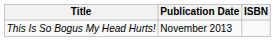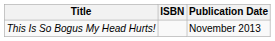columns swapped: (200, 12) <-> (256, 12)
